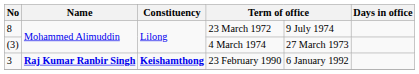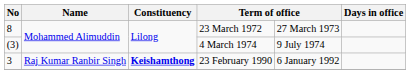(310, 28) 9 July 1974 -> (308, 28) 27 March 1973
(317, 45) 27 March 1973 -> (301, 45) 9 July 1974
(80, 61) bold -> (75, 61) normal
